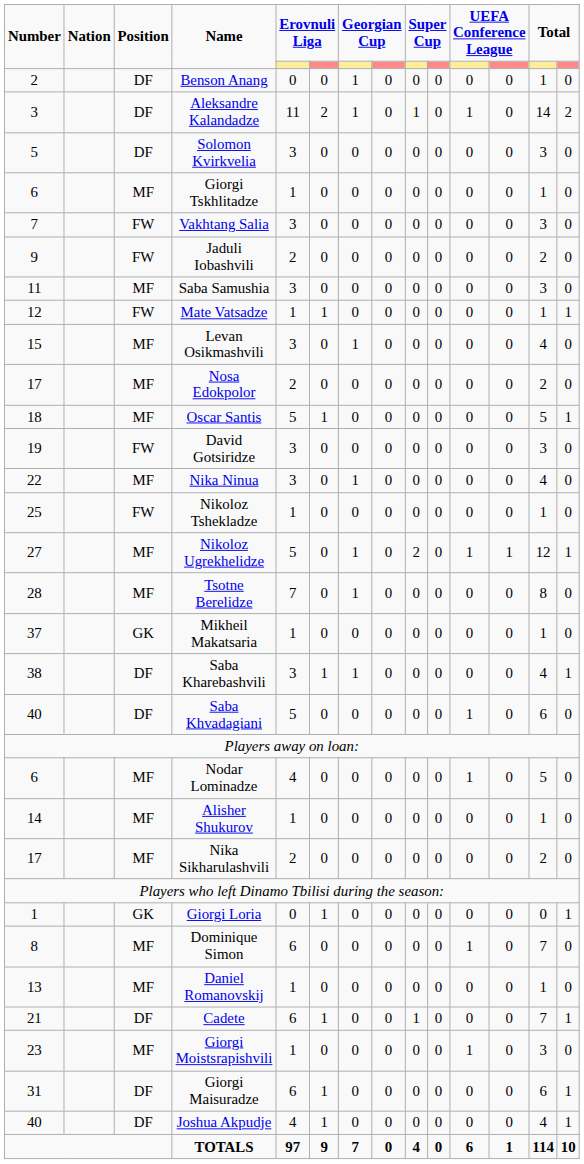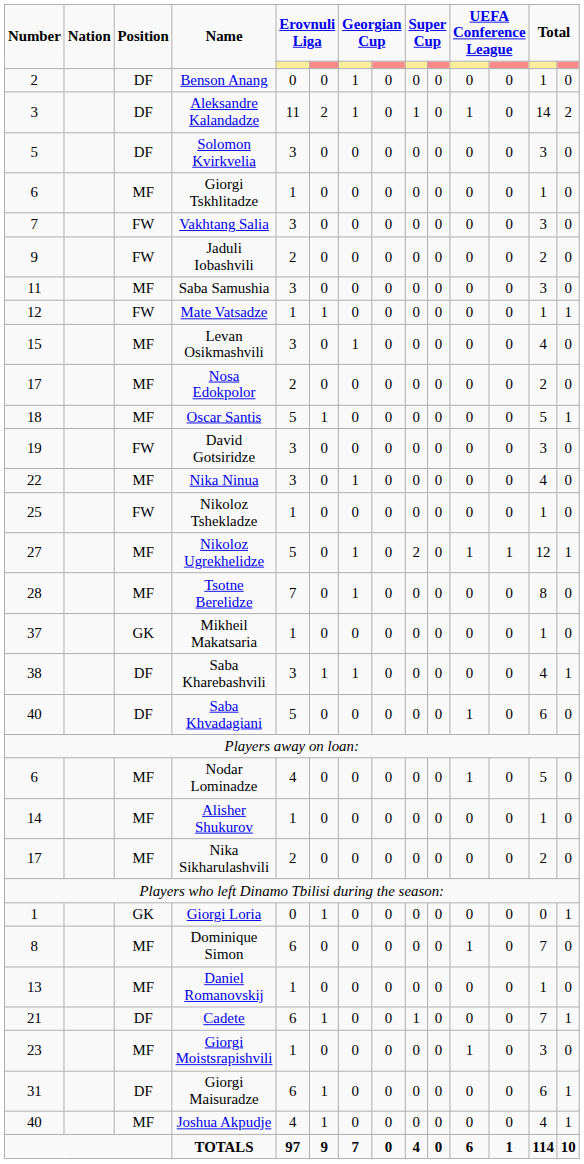(143, 1122) DF -> (143, 1122) MF
